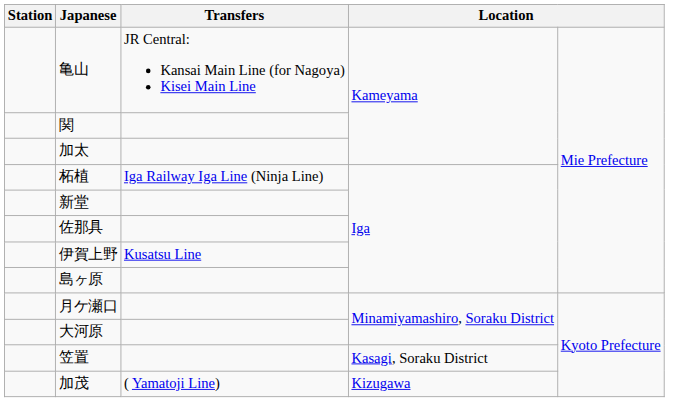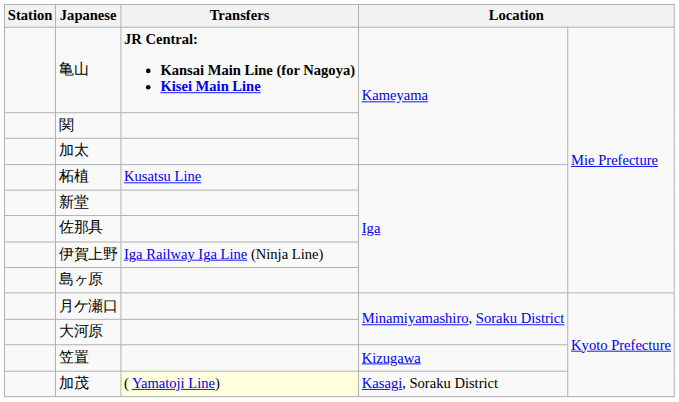(234, 63) normal -> (240, 63) bold
(224, 177) Iga Railway Iga Line (Ninja Line) -> (163, 177) Kusatsu Line
(163, 254) Kusatsu Line -> (224, 254) Iga Railway Iga Line (Ninja Line)
(420, 357) Kasagi, Soraku District -> (391, 357) Kizugawa
(172, 383) no background -> (172, 383) lightyellow background
(381, 383) Kizugawa -> (430, 383) Kasagi, Soraku District
